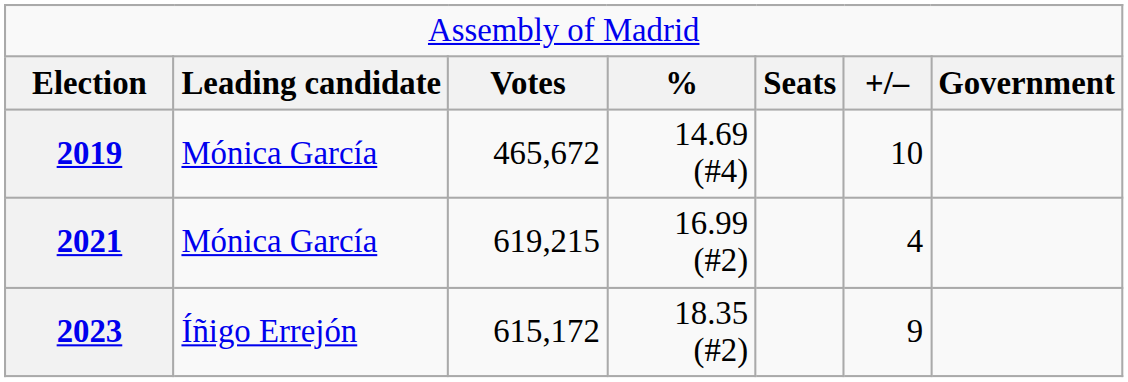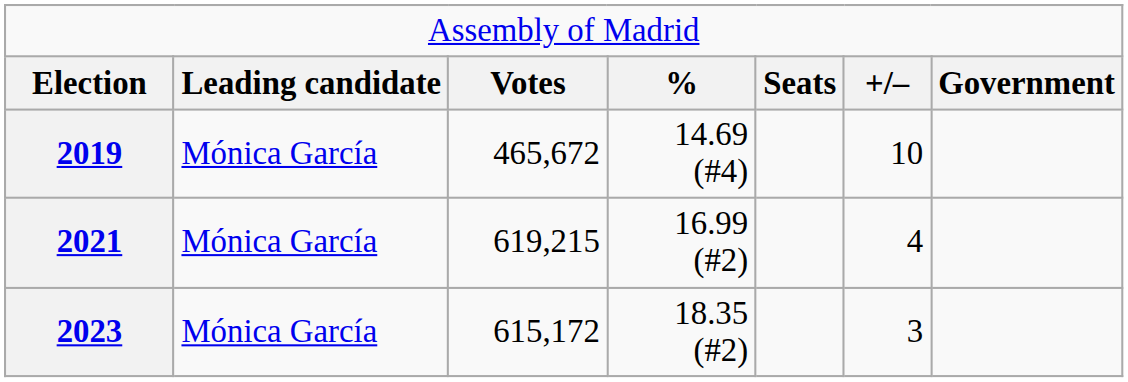(269, 330) Íñigo Errejón -> (279, 330) Mónica García
(915, 330) 9 -> (915, 330) 3
